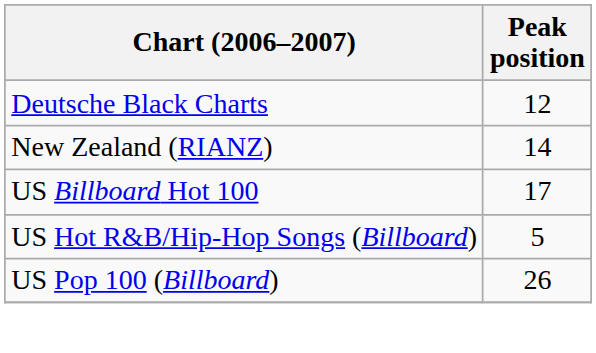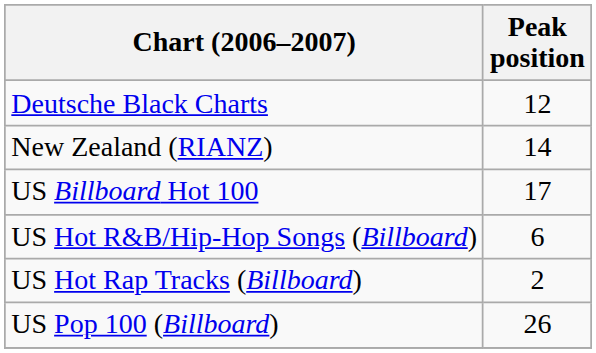(537, 235) 5 -> (537, 235) 6
+ row: (187, 280)
